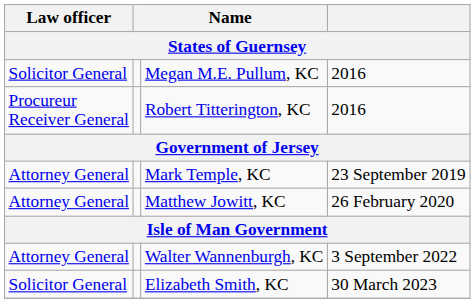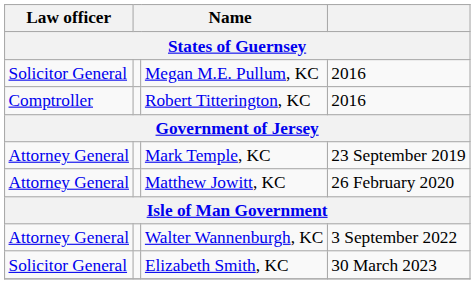(69, 110) Procureur Receiver General -> (51, 100) Comptroller
